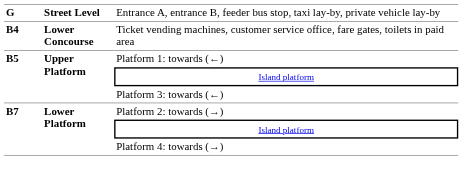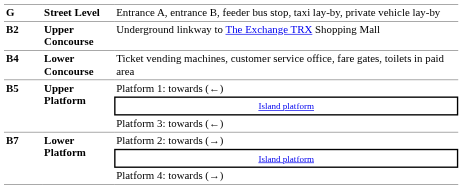+ row: (12, 29)
